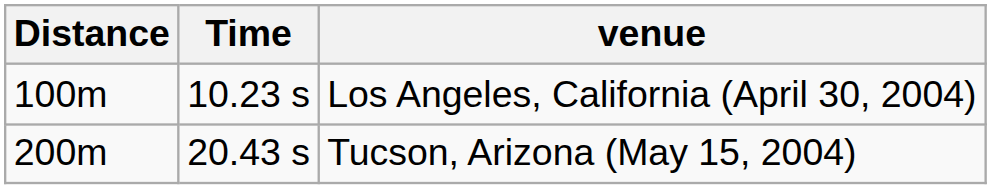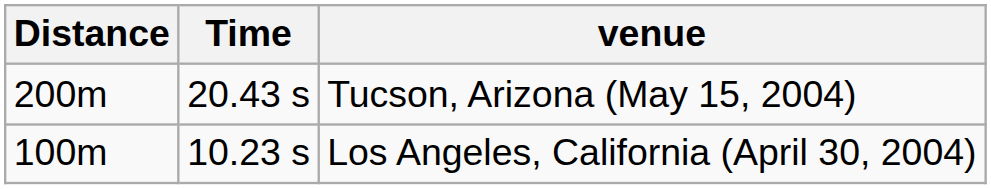rows swapped: (652, 93) <-> (592, 152)
